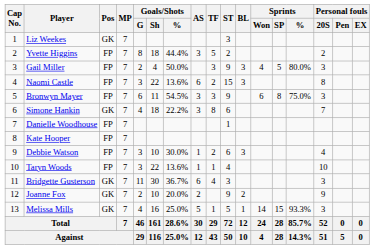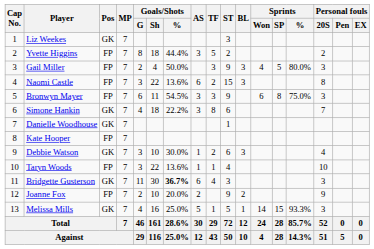(108, 124) FP -> (108, 124) GK
(108, 152) FP -> (108, 152) GK
(177, 180) normal -> (177, 180) bold
(108, 194) GK -> (108, 194) FP
